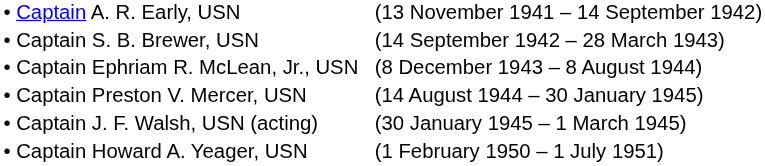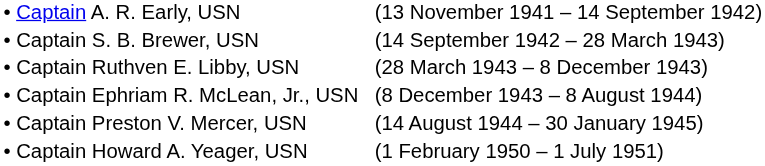+ row: (140, 67)
- row: (149, 123)
